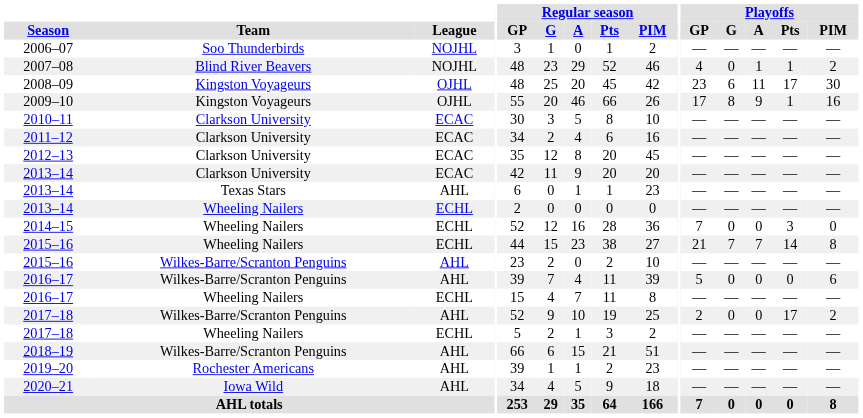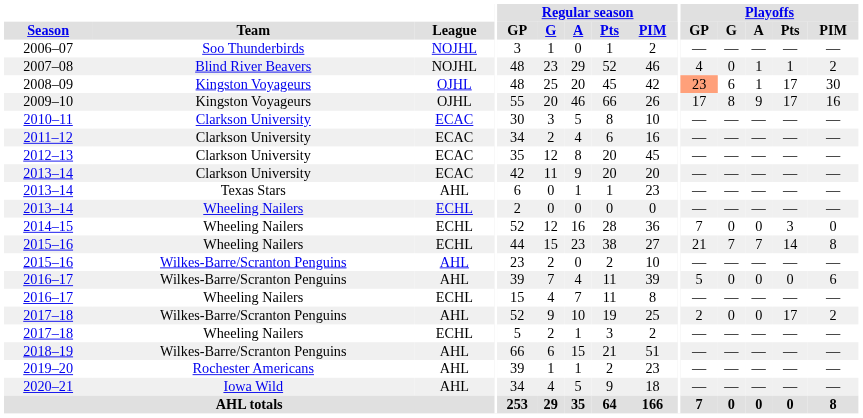(699, 84) no background -> (699, 84) lightsalmon background
(759, 84) 11 -> (759, 84) 1
(790, 101) 1 -> (790, 101) 17
